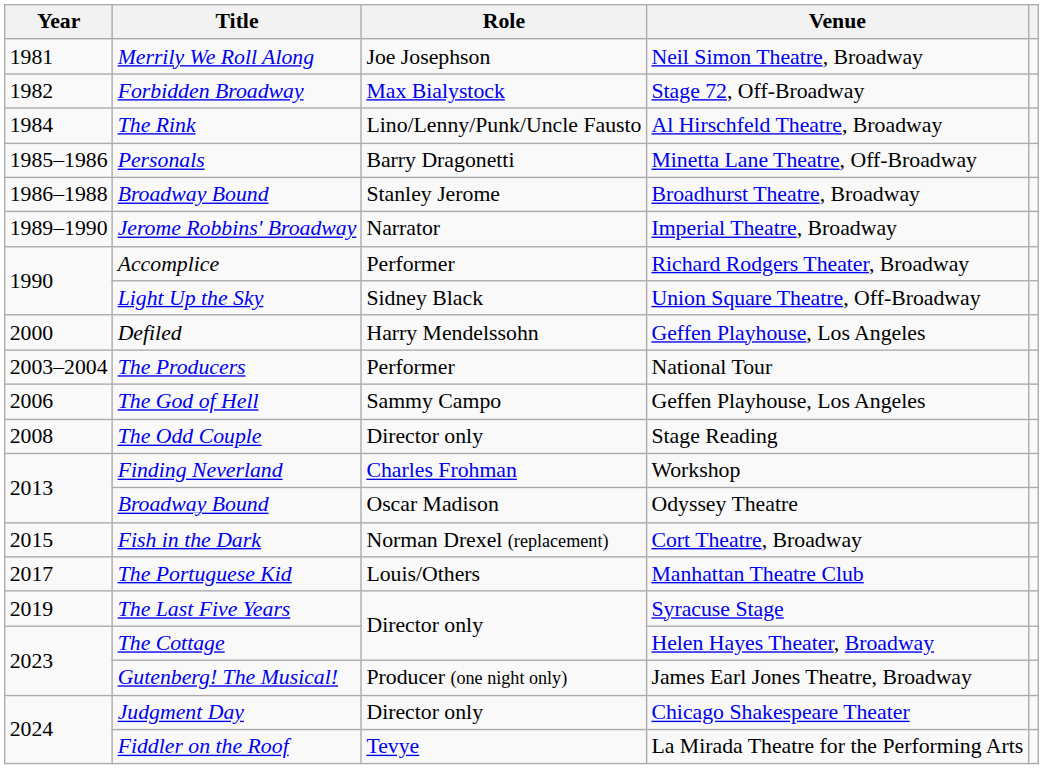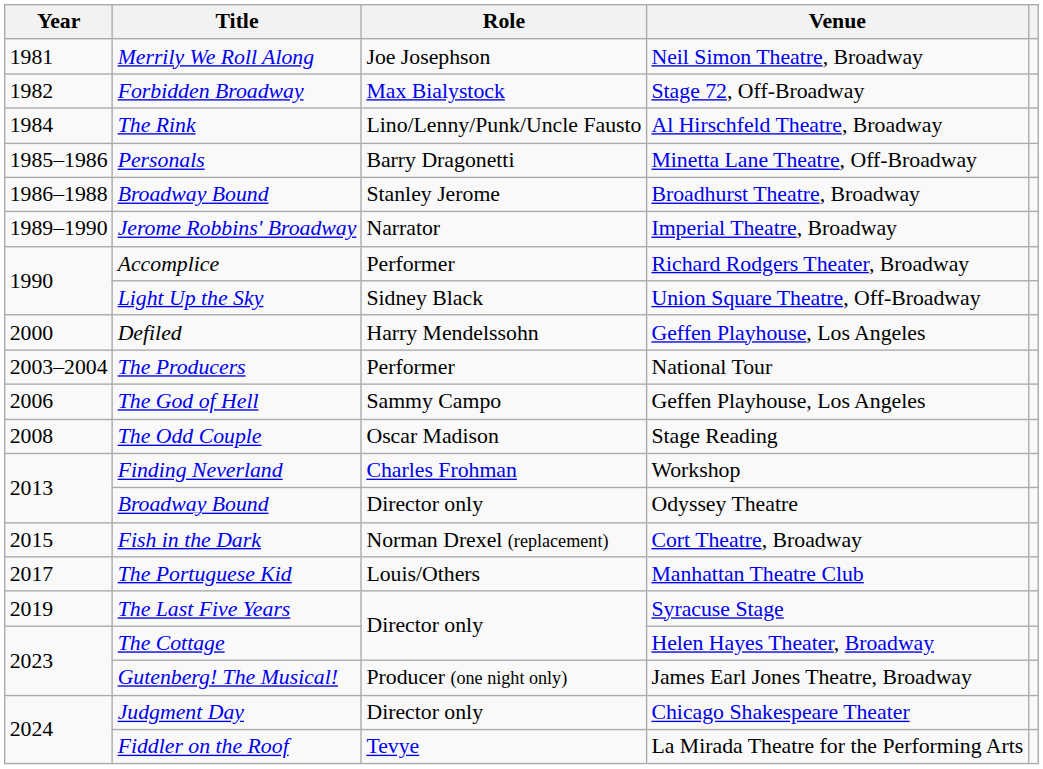(425, 435) Director only -> (433, 435) Oscar Madison
(433, 504) Oscar Madison -> (425, 504) Director only
